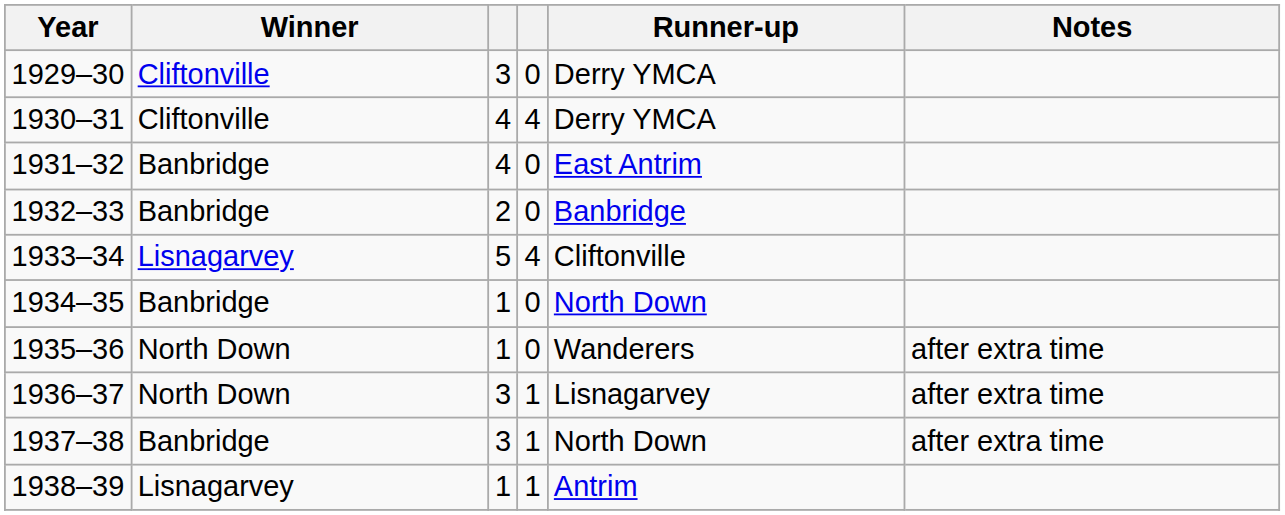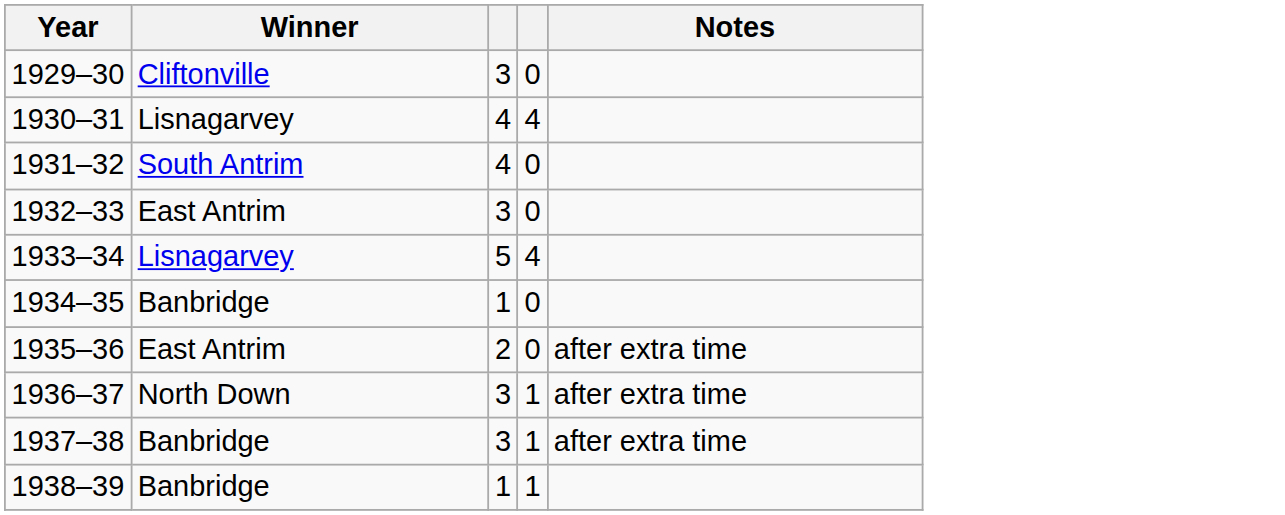- column: (726, 27)
(204, 119) Cliftonville -> (216, 119) Lisnagarvey
(204, 165) Banbridge -> (221, 165) South Antrim
(204, 211) Banbridge -> (212, 211) East Antrim
(503, 211) 2 -> (503, 211) 3
(214, 348) North Down -> (212, 348) East Antrim
(503, 348) 1 -> (503, 348) 2
(216, 486) Lisnagarvey -> (204, 486) Banbridge
